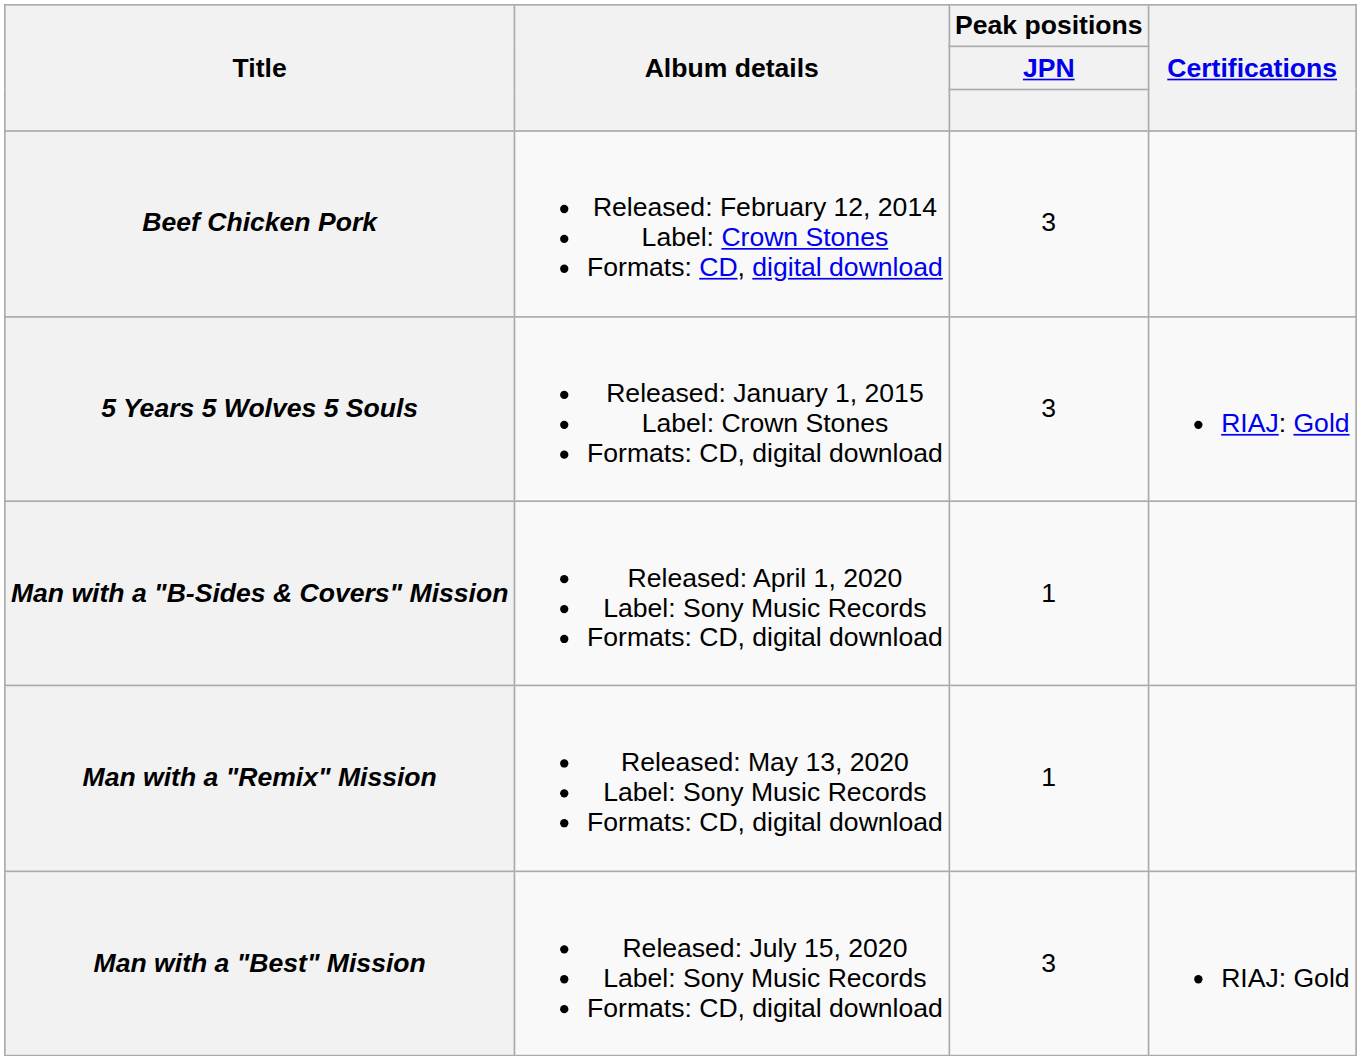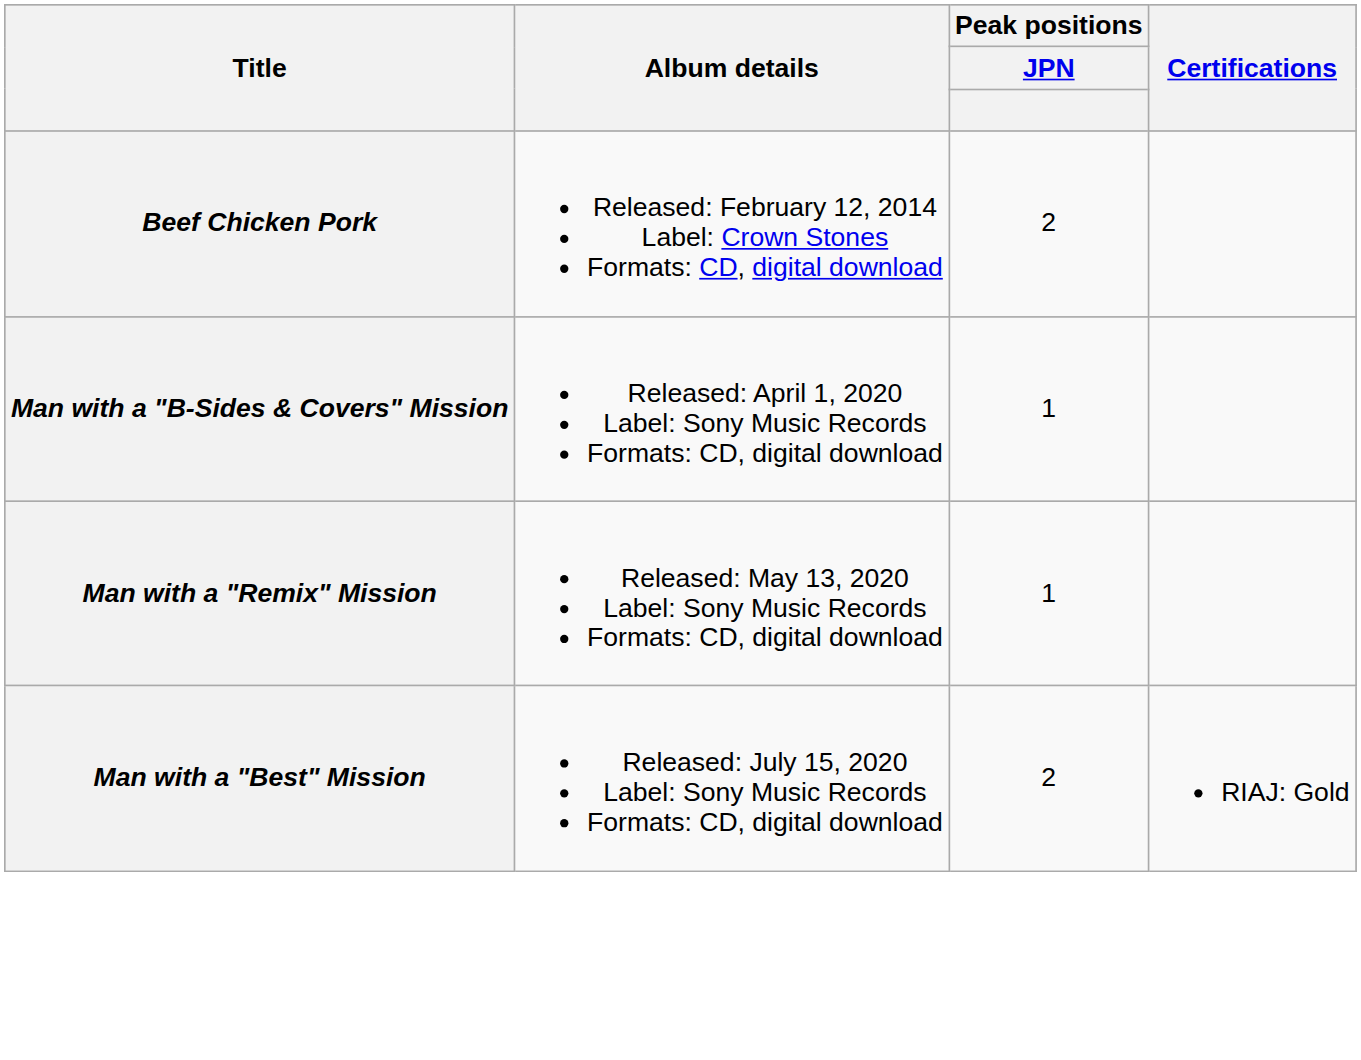(1049, 223) 3 -> (1049, 223) 2
- row: (260, 408)
(1049, 962) 3 -> (1049, 777) 2
